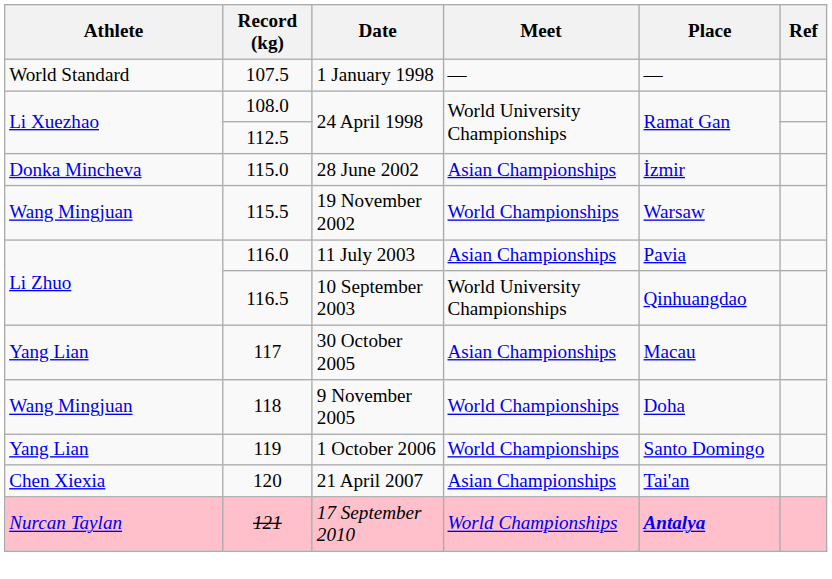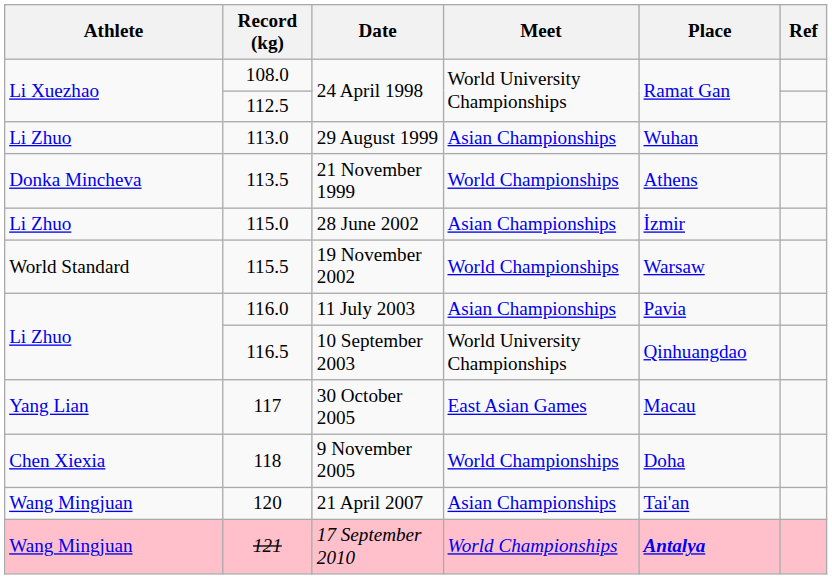- row: (267, 74)
+ row: (267, 138)
+ row: (267, 180)
(75, 169) Donka Mincheva -> (40, 223) Li Zhuo
(71, 212) Wang Mingjuan -> (69, 266) World Standard
(532, 352) Asian Championships -> (517, 406) East Asian Games
(71, 406) Wang Mingjuan -> (57, 460) Chen Xiexia
- row: (267, 449)
(57, 481) Chen Xiexia -> (71, 503) Wang Mingjuan
(66, 524) Nurcan Taylan -> (71, 546) Wang Mingjuan
